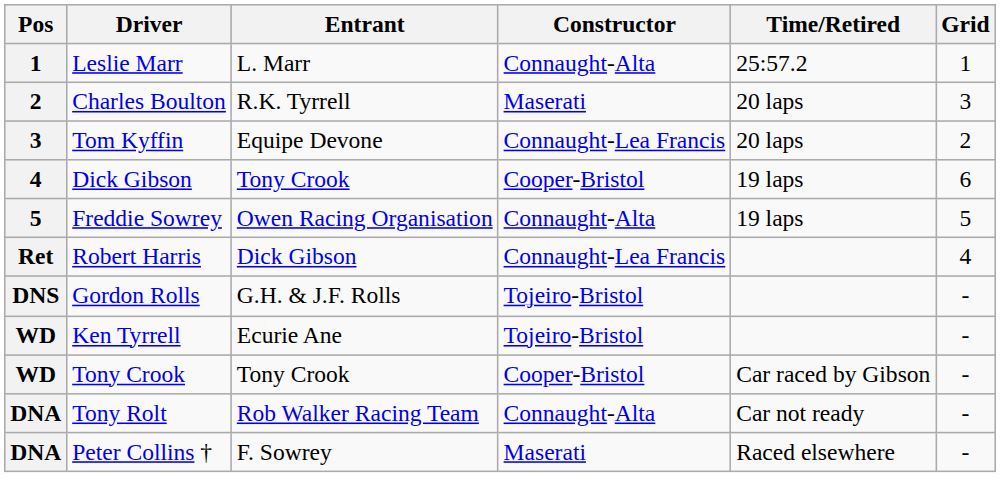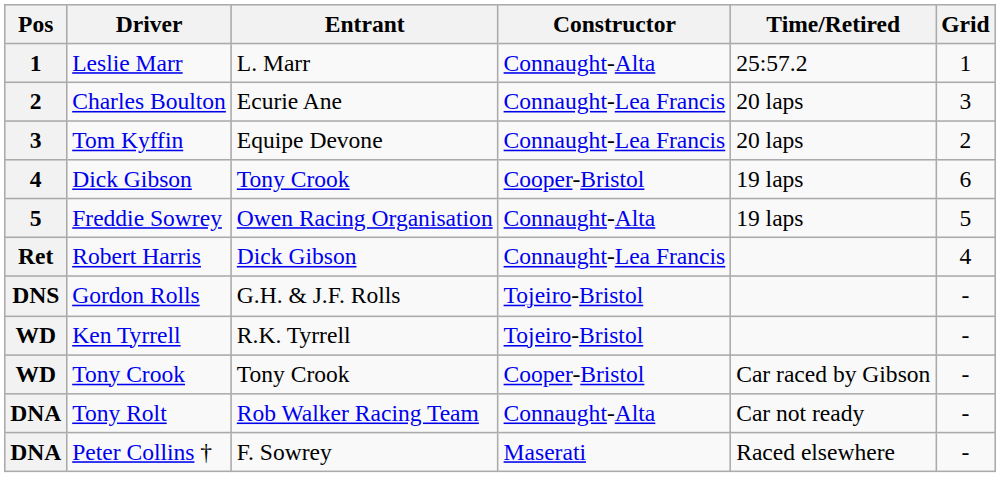(294, 101) R.K. Tyrrell -> (289, 101) Ecurie Ane
(545, 101) Maserati -> (614, 101) Connaught-Lea Francis
(289, 334) Ecurie Ane -> (294, 334) R.K. Tyrrell
